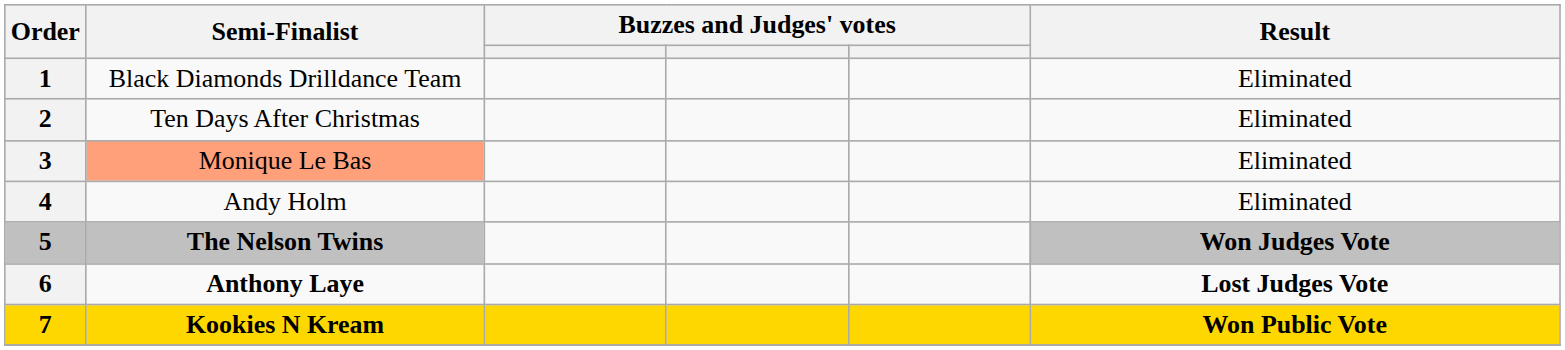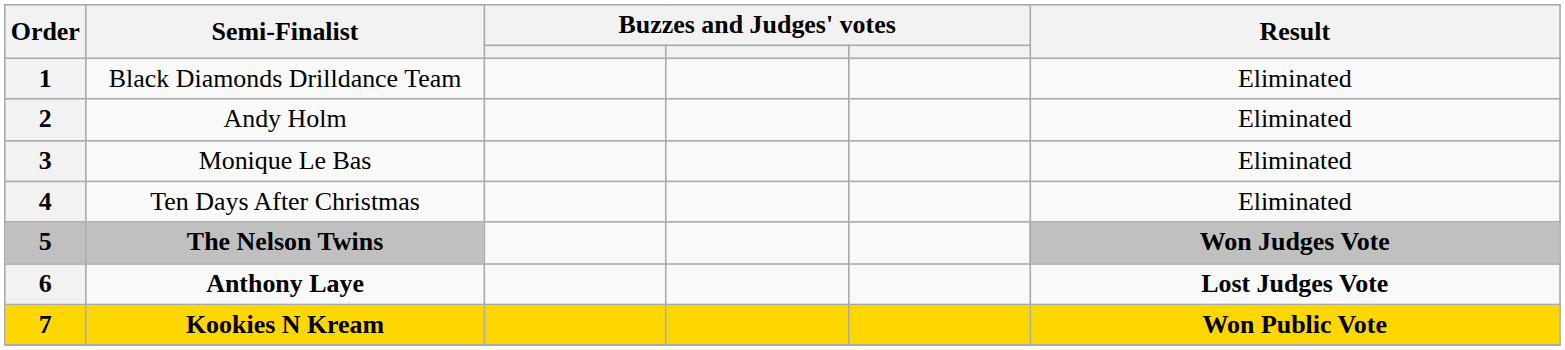(285, 119) Ten Days After Christmas -> (285, 119) Andy Holm
(285, 160) lightsalmon background -> (285, 160) no background
(285, 201) Andy Holm -> (285, 201) Ten Days After Christmas
